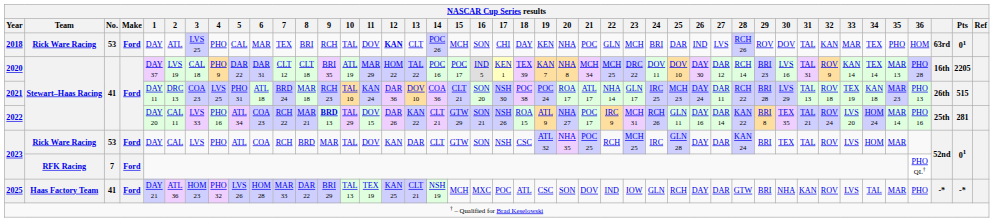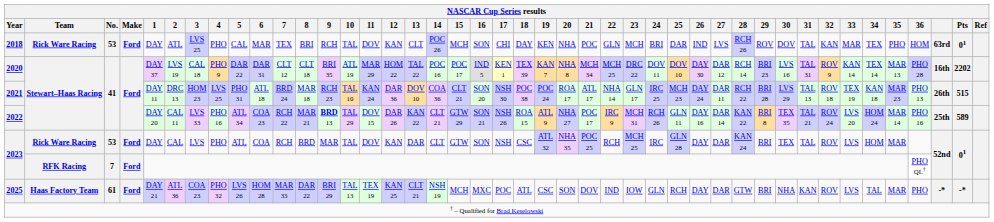(394, 44) bold -> (394, 44) normal
(963, 69) 2205 -> (963, 69) 2202
(197, 93) COA 23 -> (197, 93) HOM 23
(963, 117) 281 -> (963, 117) 589
(112, 191) 41 -> (112, 191) 61
(197, 190) HOM 23 -> (197, 190) COA 23
